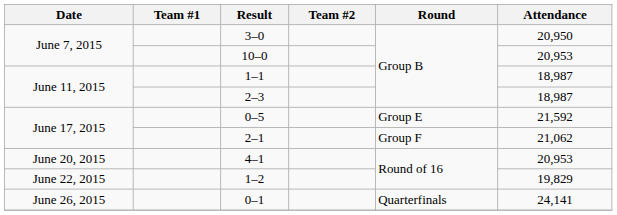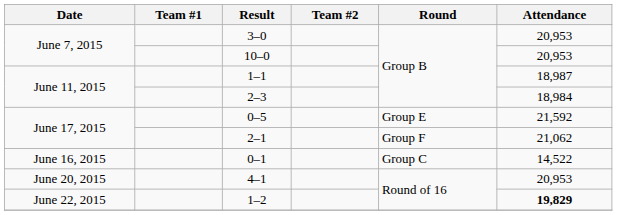(555, 35) 20,950 -> (554, 35) 20,953
(555, 96) 18,987 -> (554, 96) 18,984
+ row: (70, 158)
(555, 179) normal -> (554, 199) bold
- row: (69, 199)
